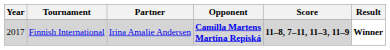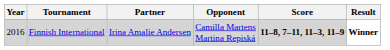(16, 32) 2017 -> (16, 32) 2016
(228, 32) bold -> (226, 32) normal
